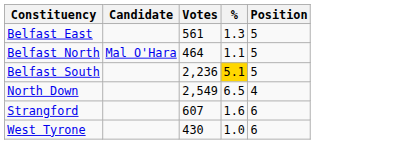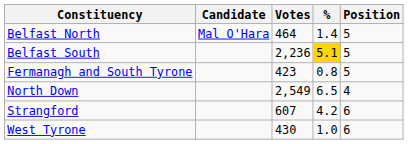- row: (50, 33)
(234, 53) 1.1 -> (327, 33) 1.4
+ row: (100, 72)
(234, 110) 1.6 -> (327, 110) 4.2
